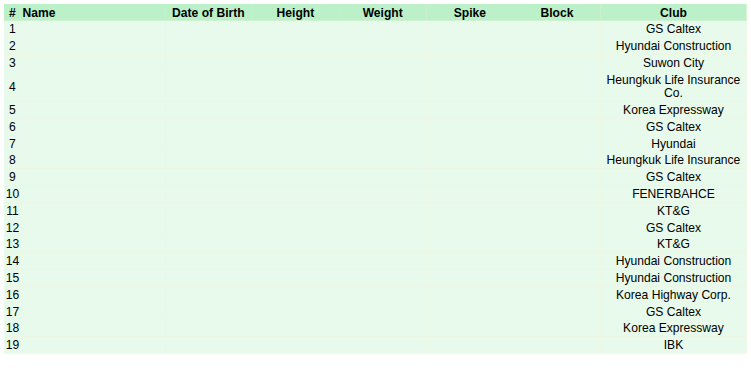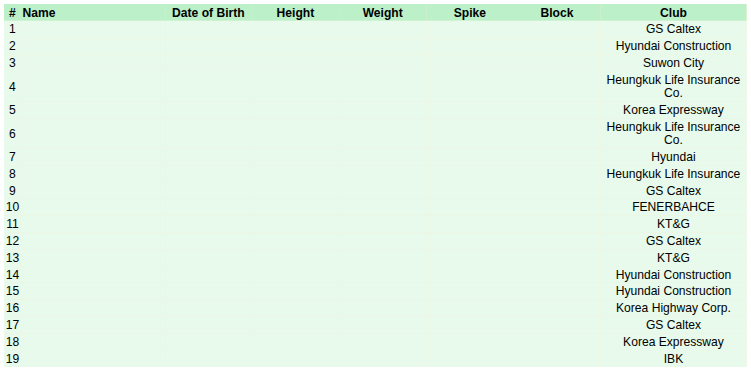(673, 127) GS Caltex -> (673, 133) Heungkuk Life Insurance Co.
